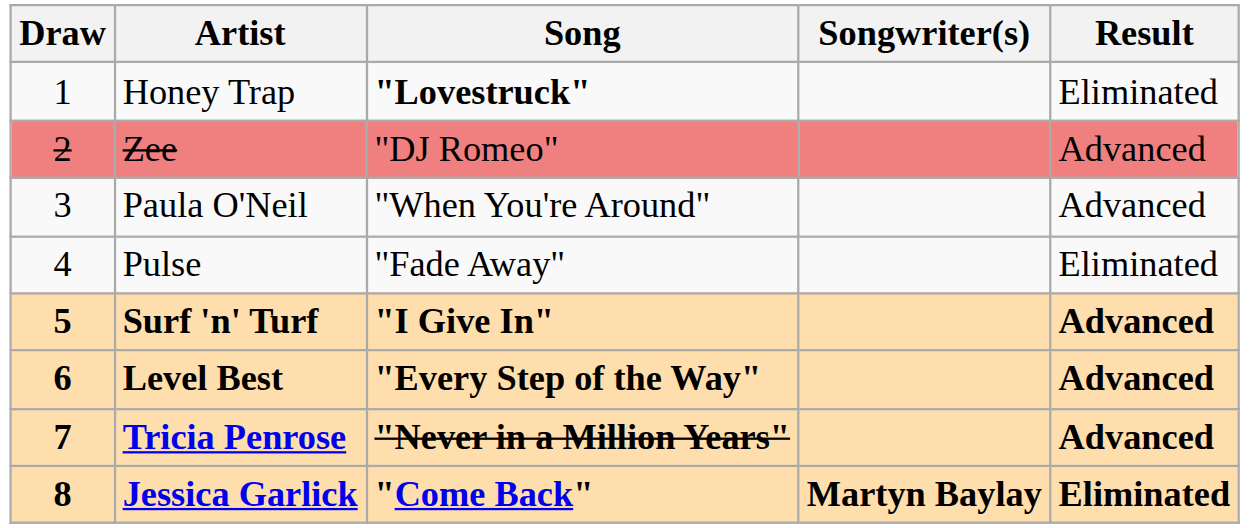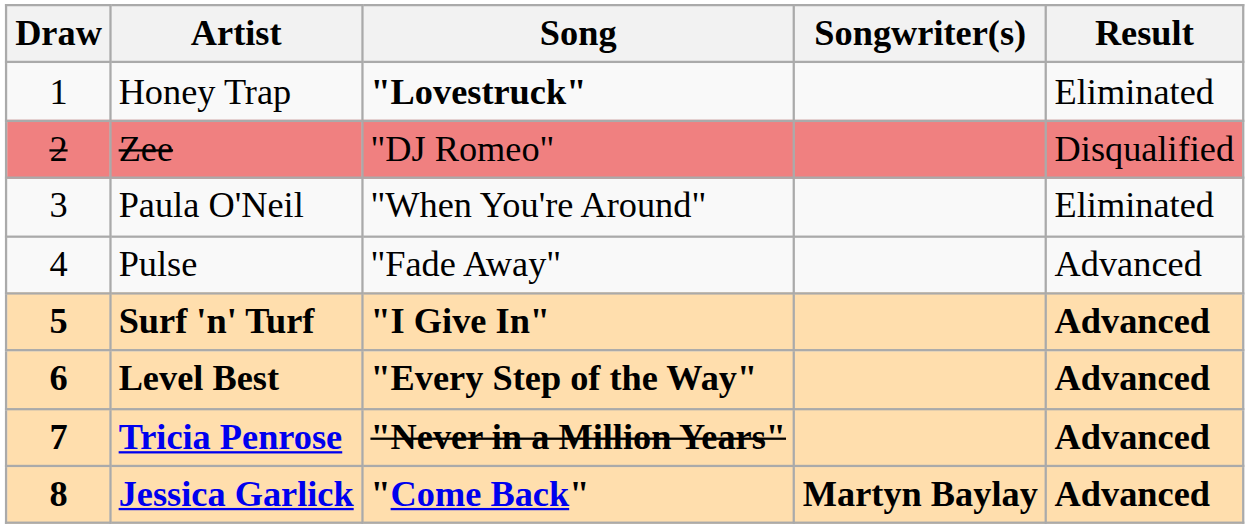(1132, 148) Advanced -> (1144, 148) Disqualified
(1132, 206) Advanced -> (1134, 206) Eliminated
(1138, 263) Eliminated -> (1128, 263) Advanced
(1144, 494) Eliminated -> (1132, 494) Advanced
